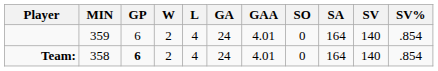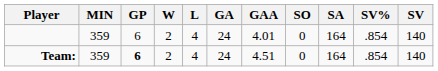columns swapped: (371, 14) <-> (411, 14)
(100, 55) 358 -> (100, 55) 359
(264, 55) 4.01 -> (264, 55) 4.51
